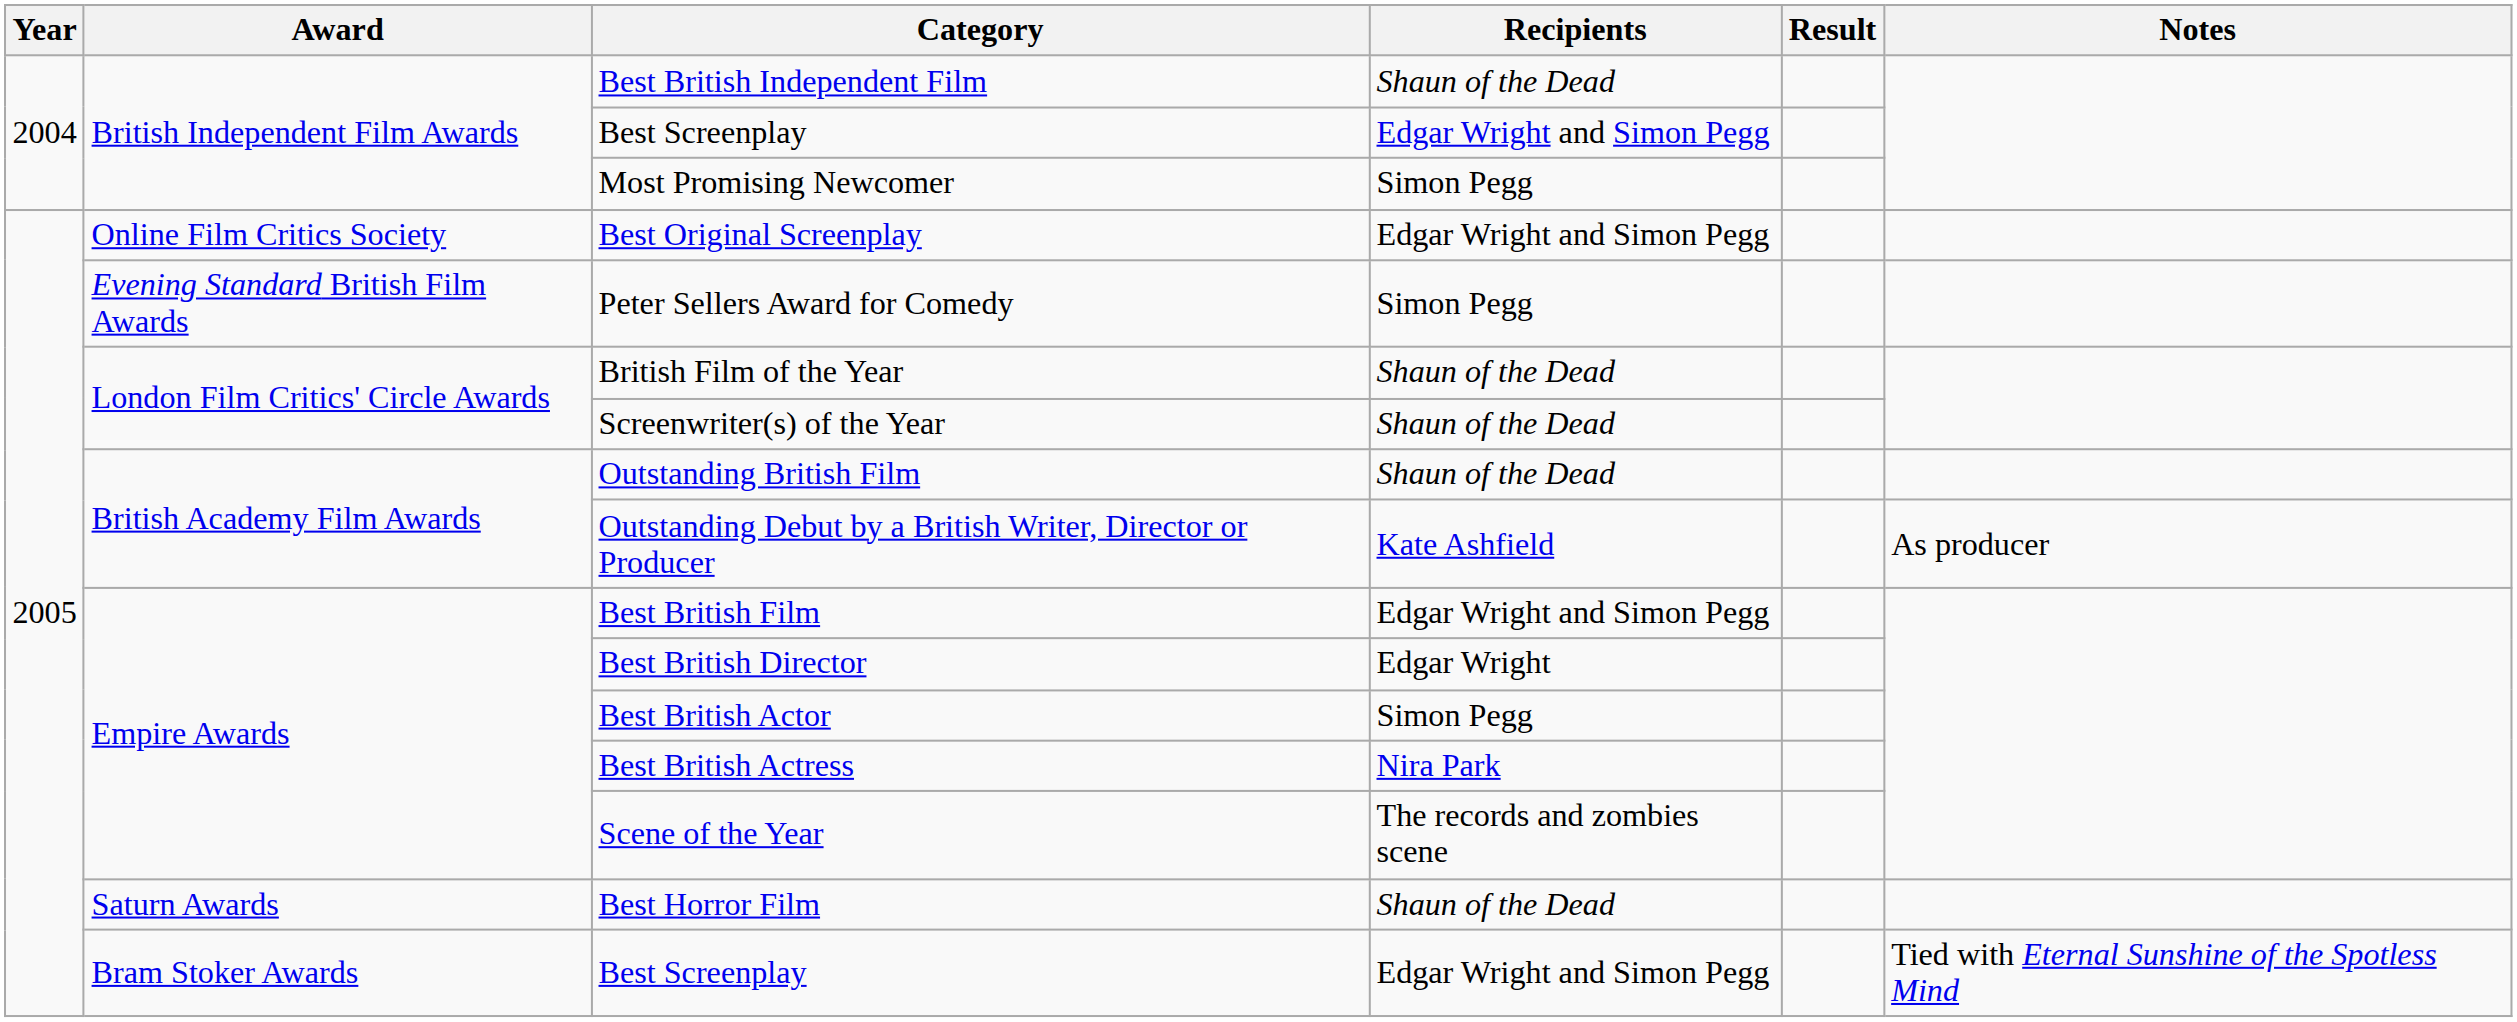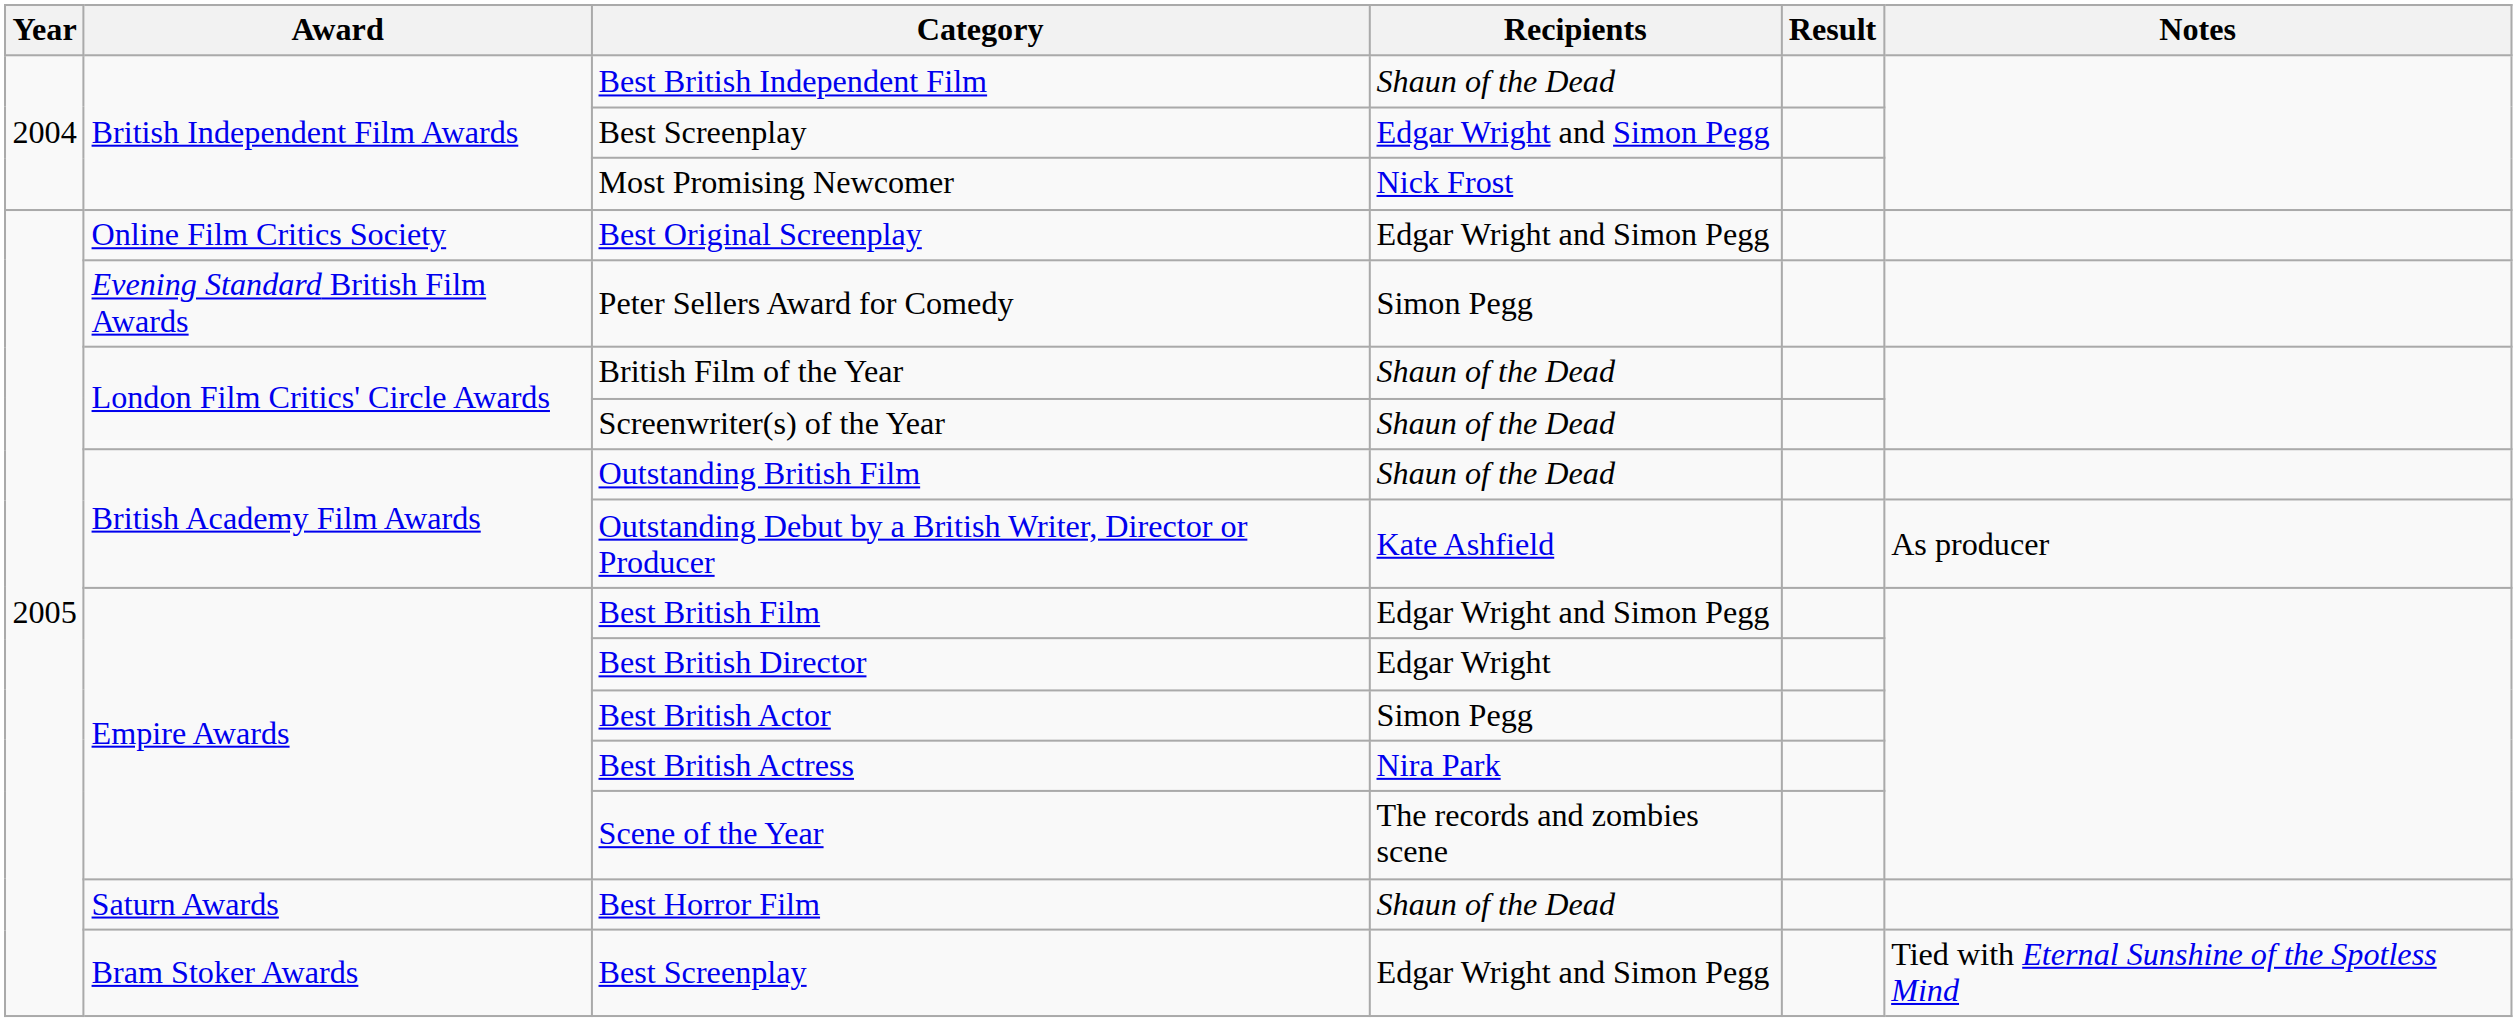(1455, 183) Simon Pegg -> (1445, 183) Nick Frost
